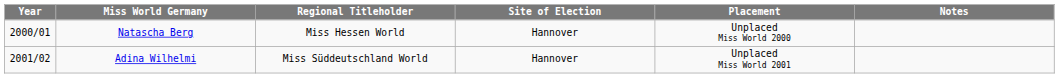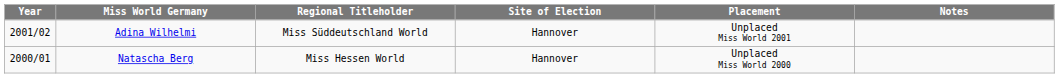rows swapped: (156, 34) <-> (156, 60)
